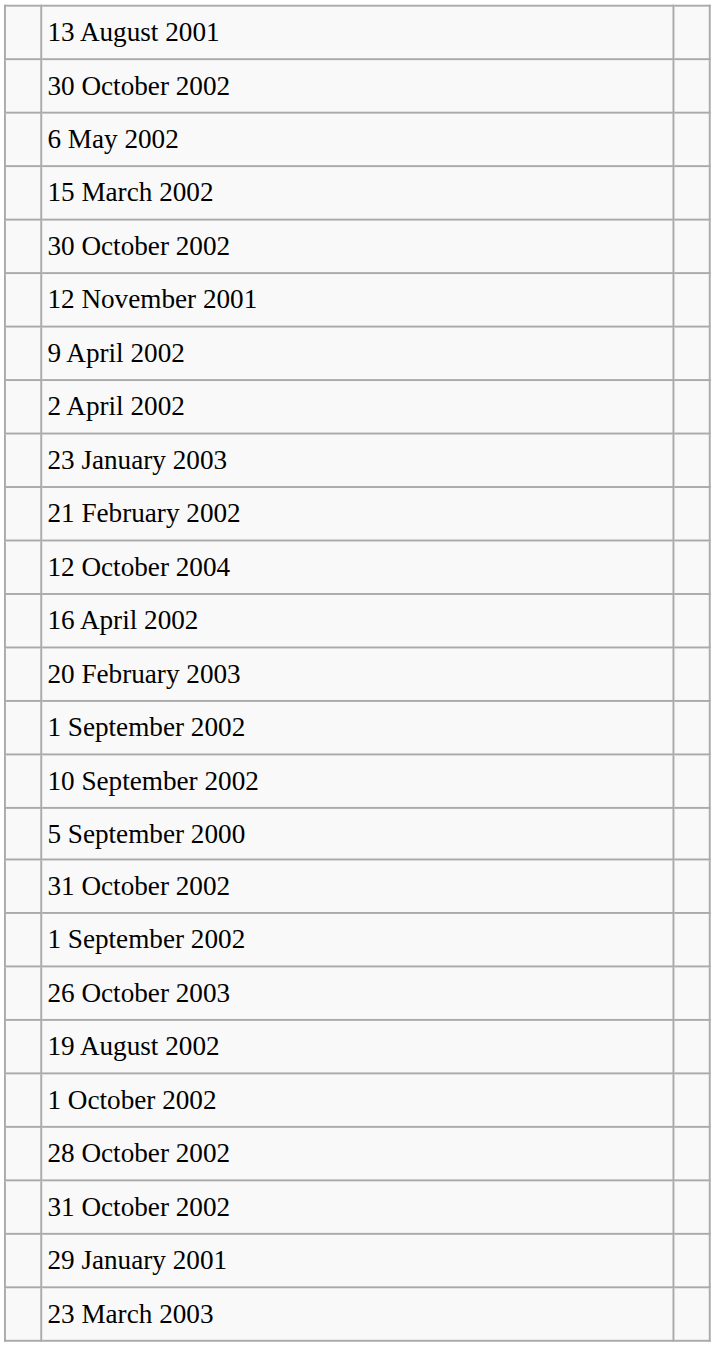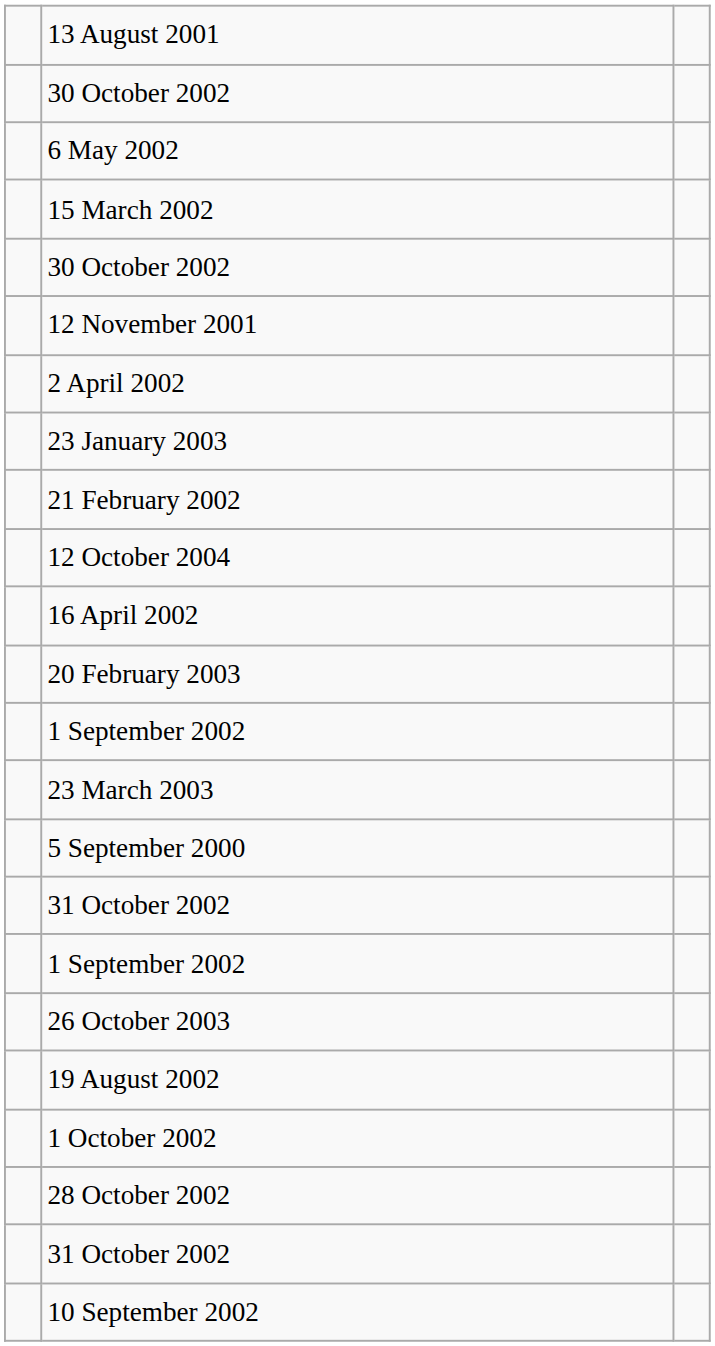- row: (23, 353)
rows swapped: (23, 1314) <-> (23, 780)
- row: (23, 1261)
